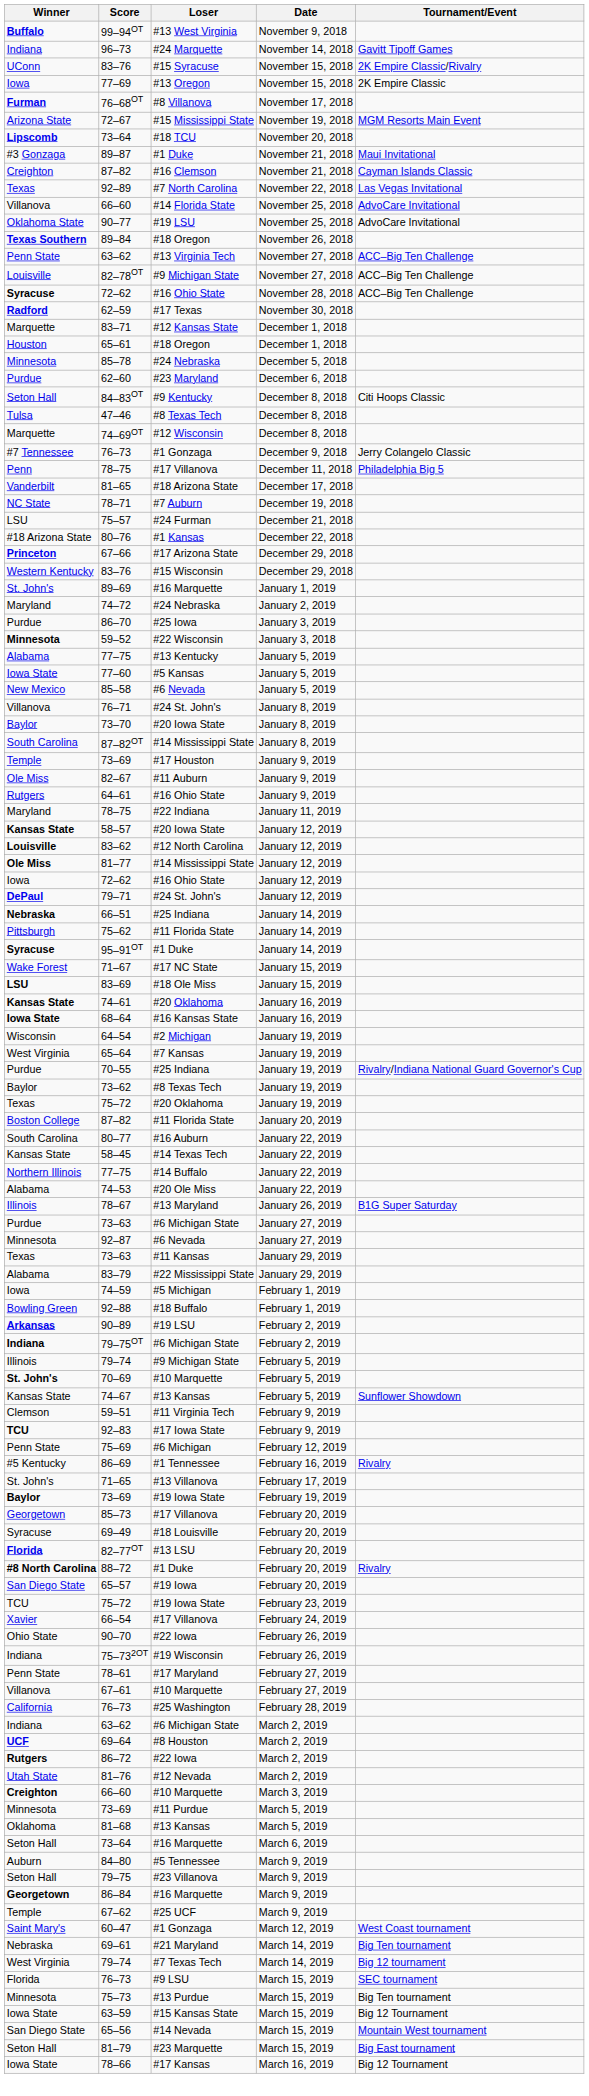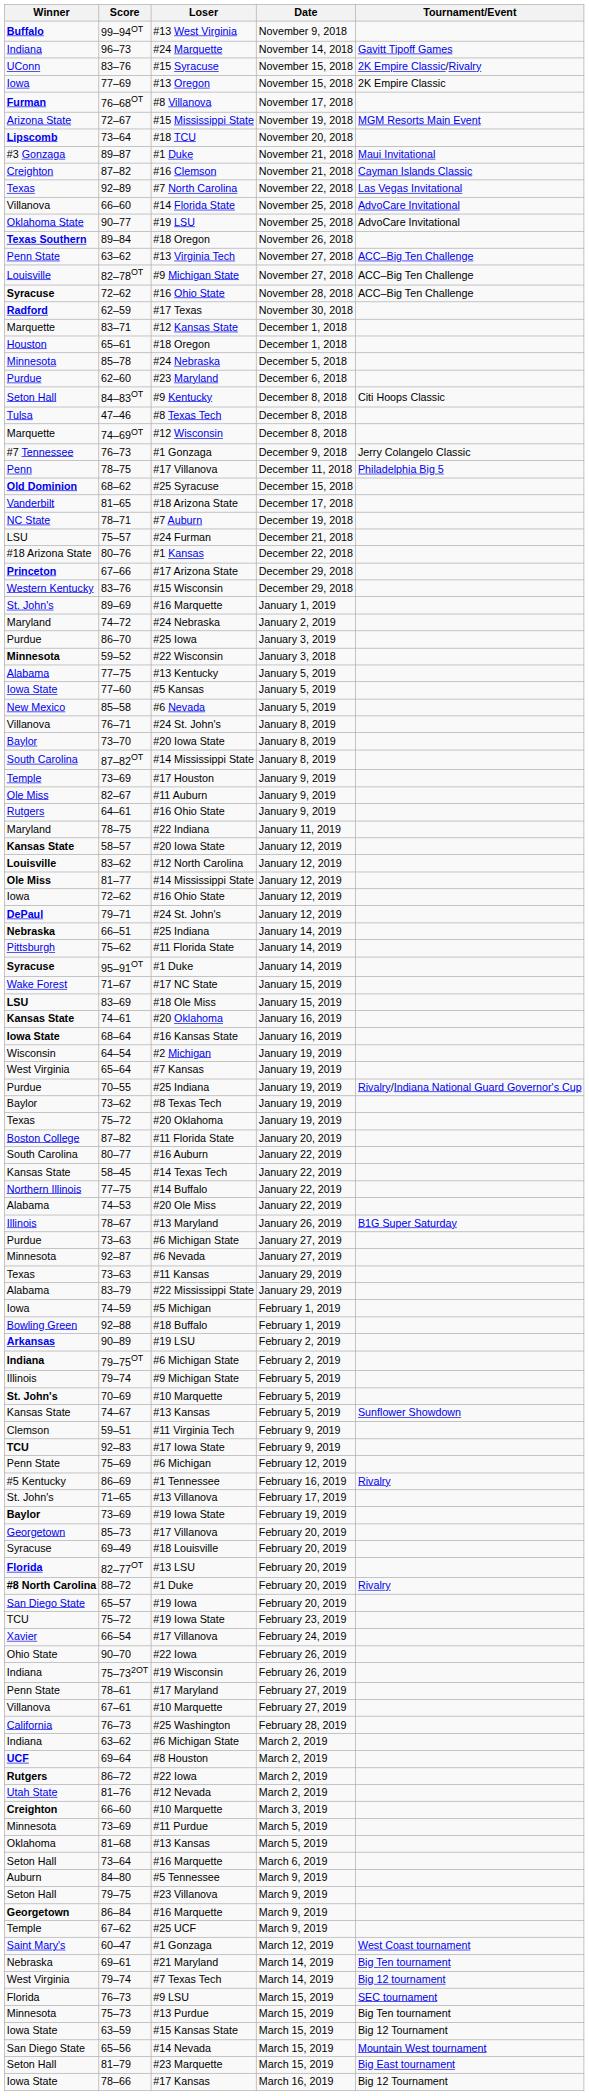+ row: (42, 486)
